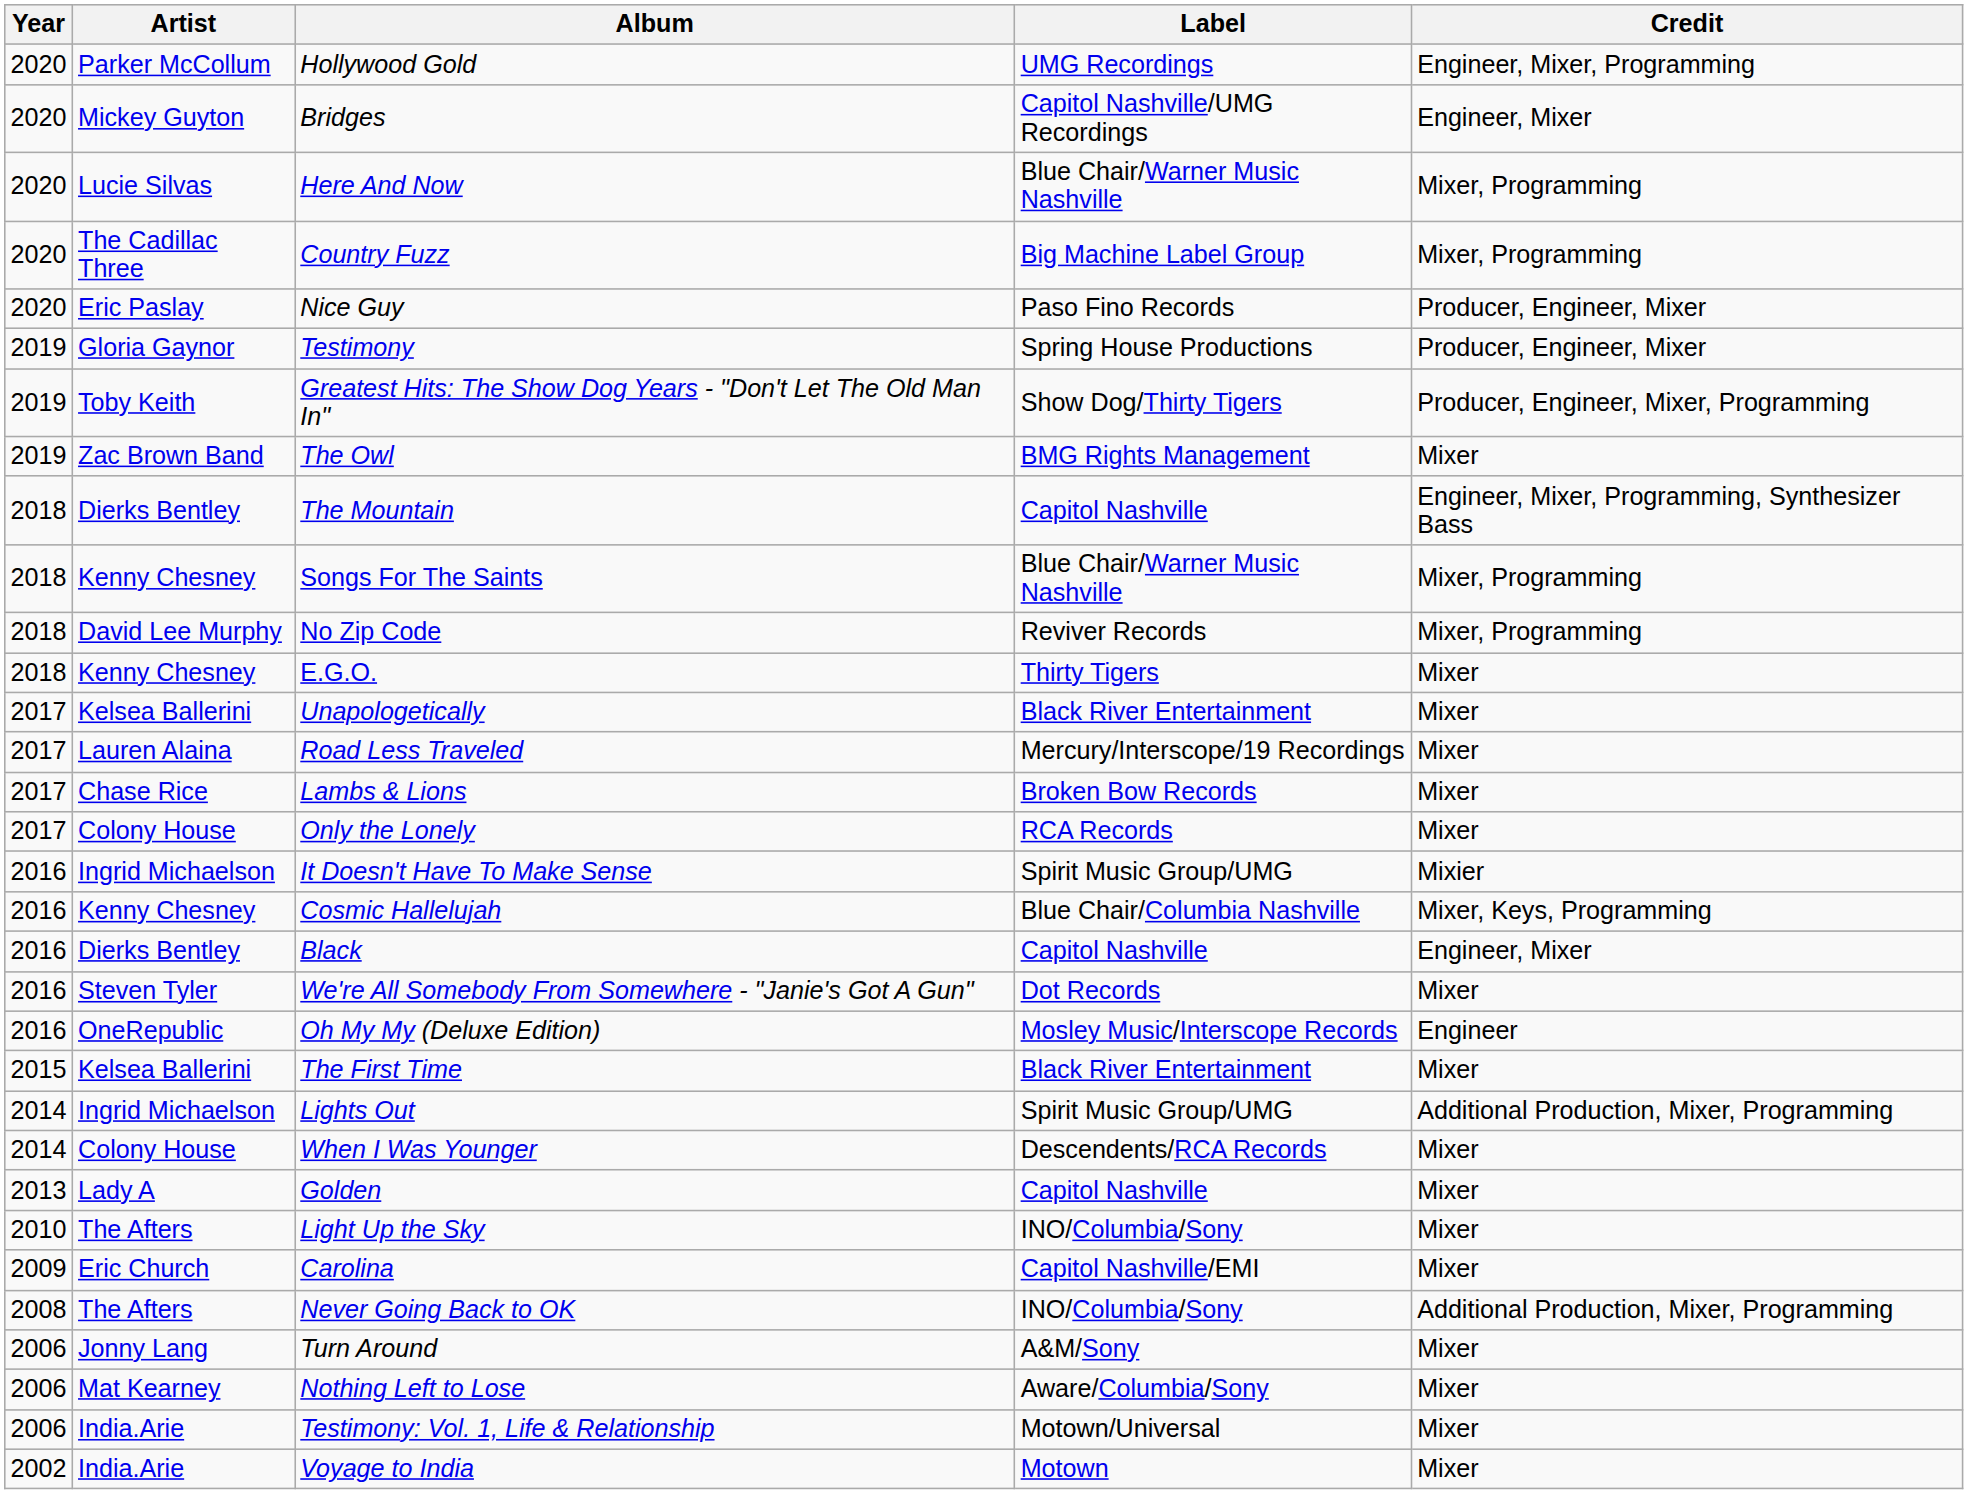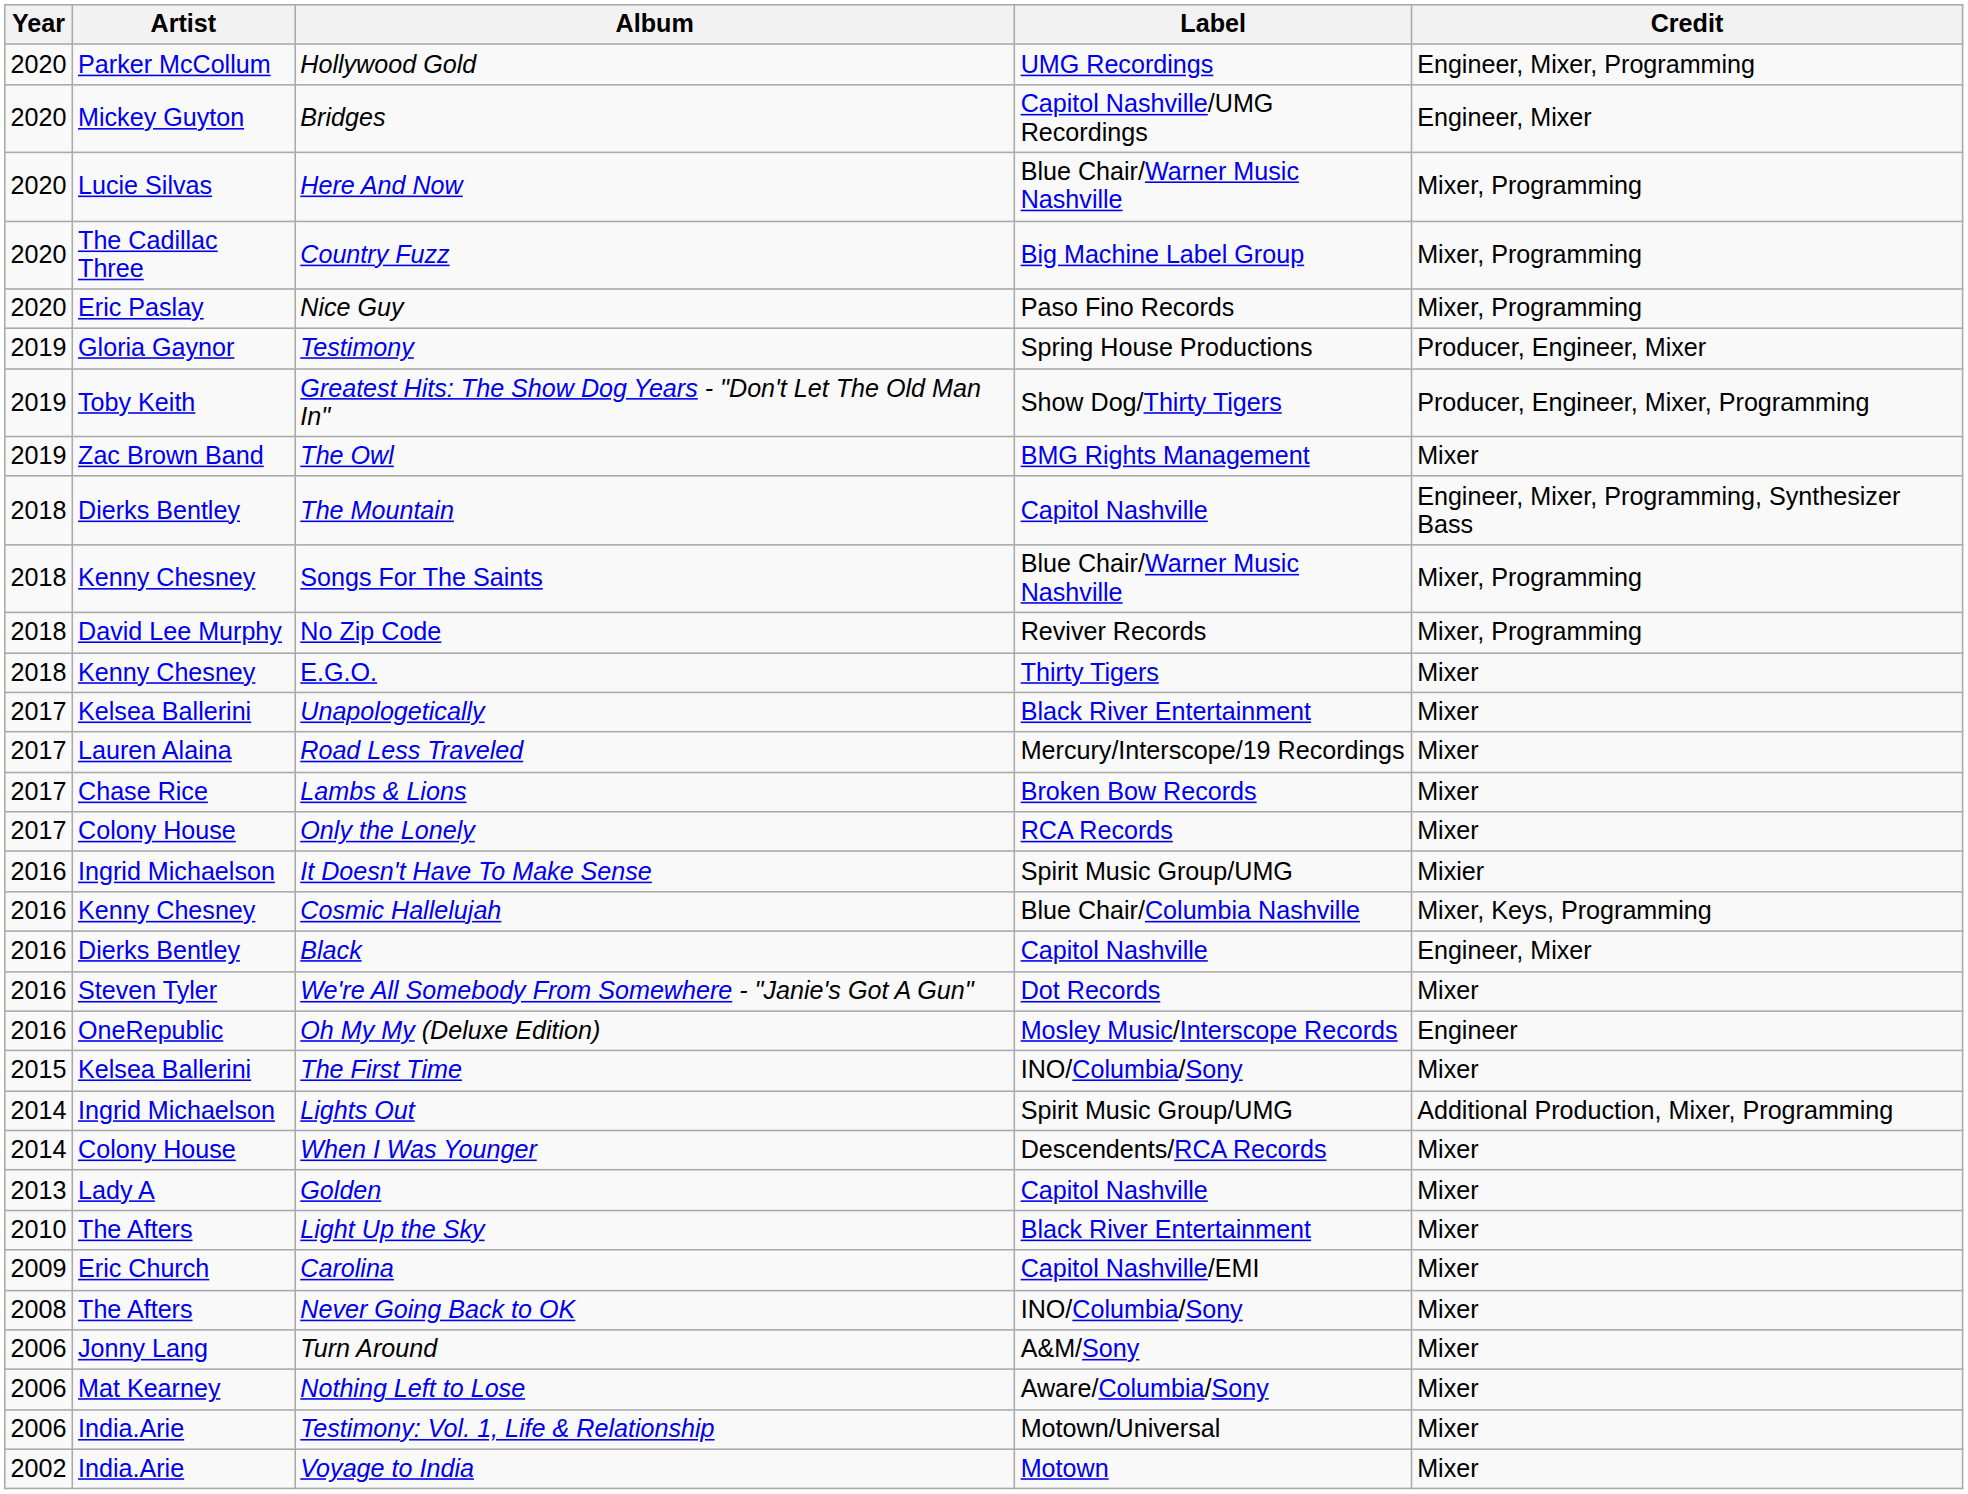(1562, 308) Producer, Engineer, Mixer -> (1530, 308) Mixer, Programming
(1166, 1070) Black River Entertainment -> (1132, 1070) INO/Columbia/Sony
(1132, 1229) INO/Columbia/Sony -> (1166, 1229) Black River Entertainment
(1655, 1309) Additional Production, Mixer, Programming -> (1448, 1309) Mixer
